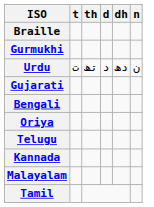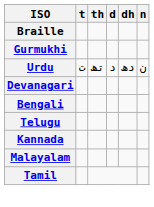+ row: (40, 85)
- row: (37, 85)
- row: (37, 121)
